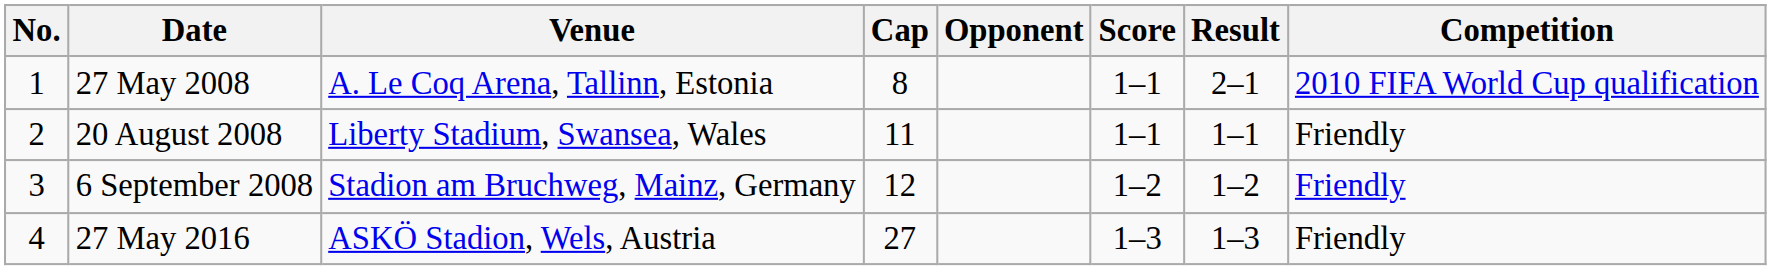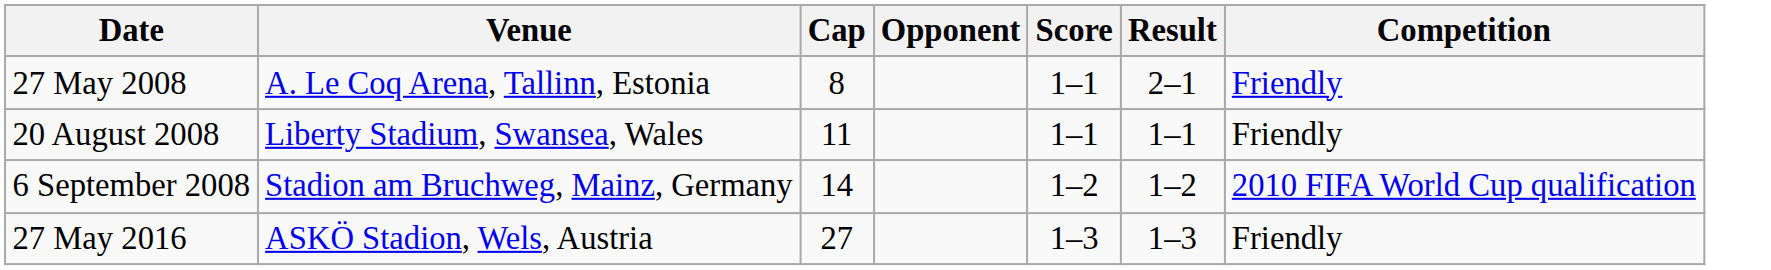- column: (37, 30)
(1527, 82) 2010 FIFA World Cup qualification -> (1287, 82) Friendly
(900, 185) 12 -> (837, 185) 14
(1350, 185) Friendly -> (1464, 185) 2010 FIFA World Cup qualification
